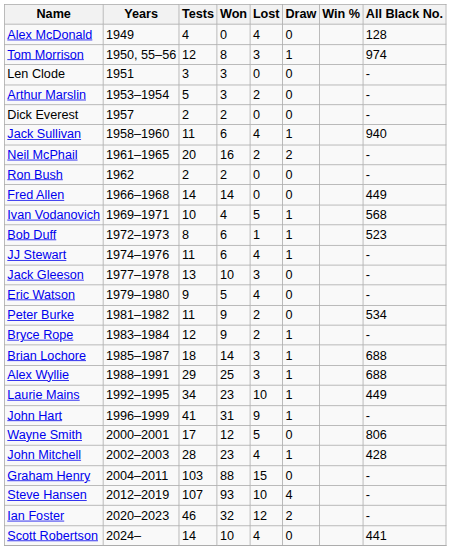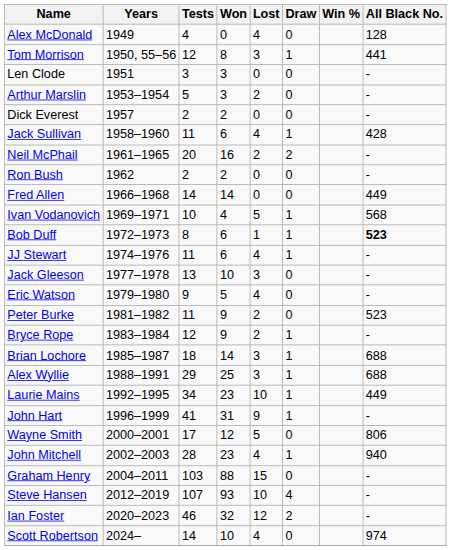(376, 54) 974 -> (376, 54) 441
(376, 134) 940 -> (376, 134) 428
(376, 235) normal -> (376, 235) bold
(376, 315) 534 -> (376, 315) 523
(376, 455) 428 -> (376, 455) 940
(376, 535) 441 -> (376, 535) 974
